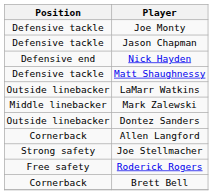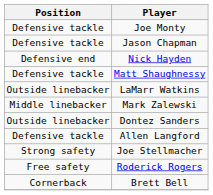(58, 136) Cornerback -> (58, 136) Defensive tackle
